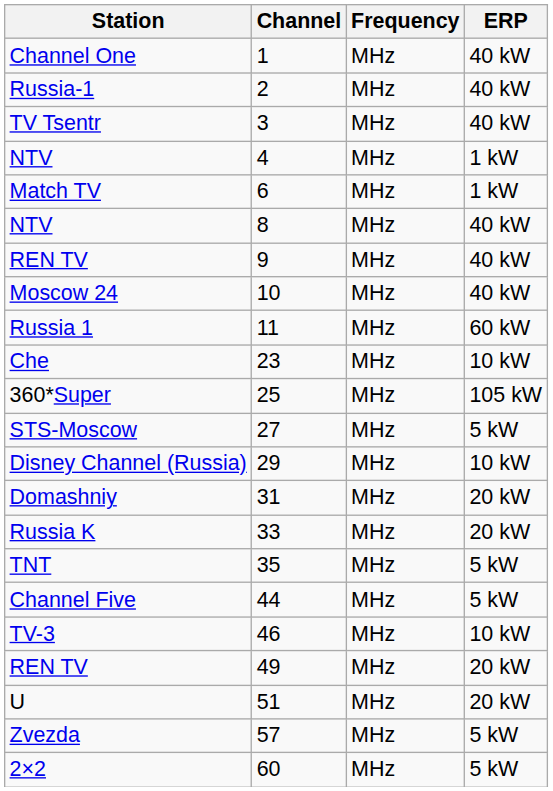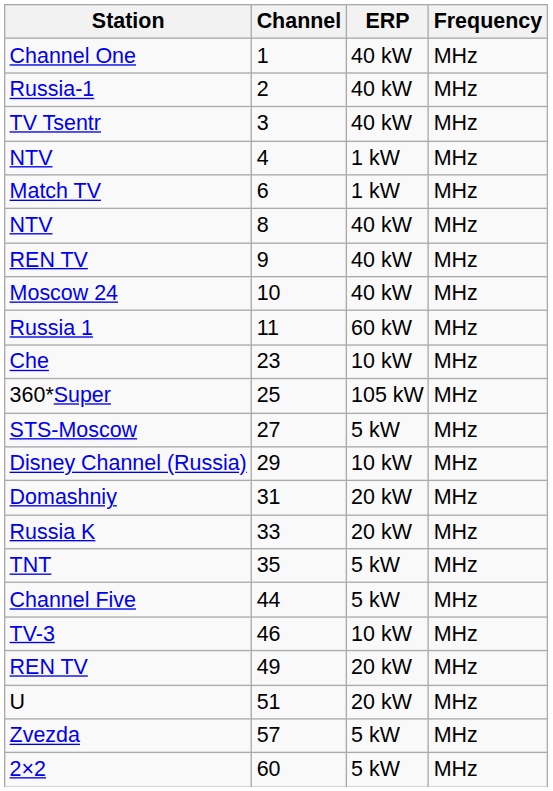columns swapped: (405, 21) <-> (506, 21)
